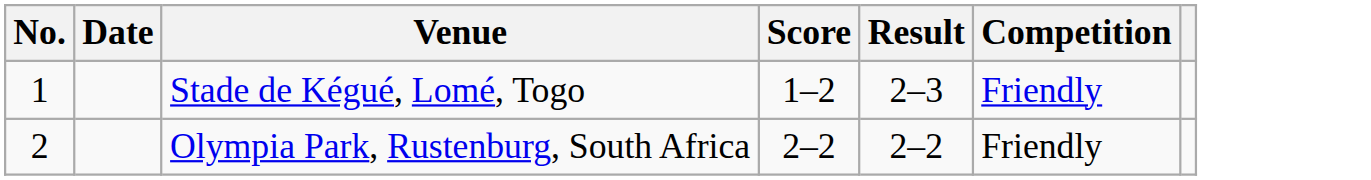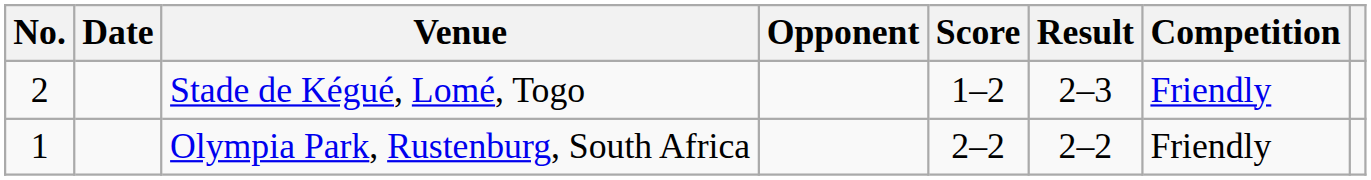+ column: (843, 32)
(40, 89) 1 -> (40, 89) 2
(40, 145) 2 -> (40, 145) 1
